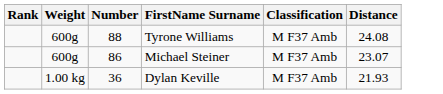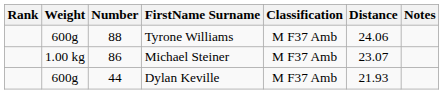+ column: (420, 15)
(373, 36) 24.08 -> (373, 36) 24.06
(65, 57) 600g -> (65, 57) 1.00 kg
(65, 78) 1.00 kg -> (65, 78) 600g
(115, 78) 36 -> (115, 78) 44
